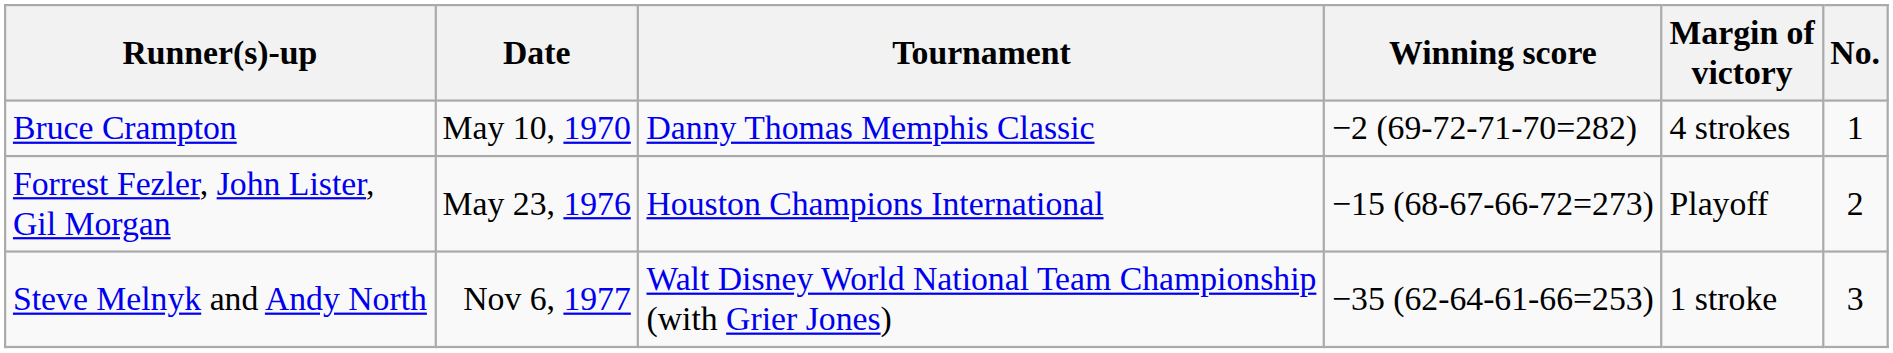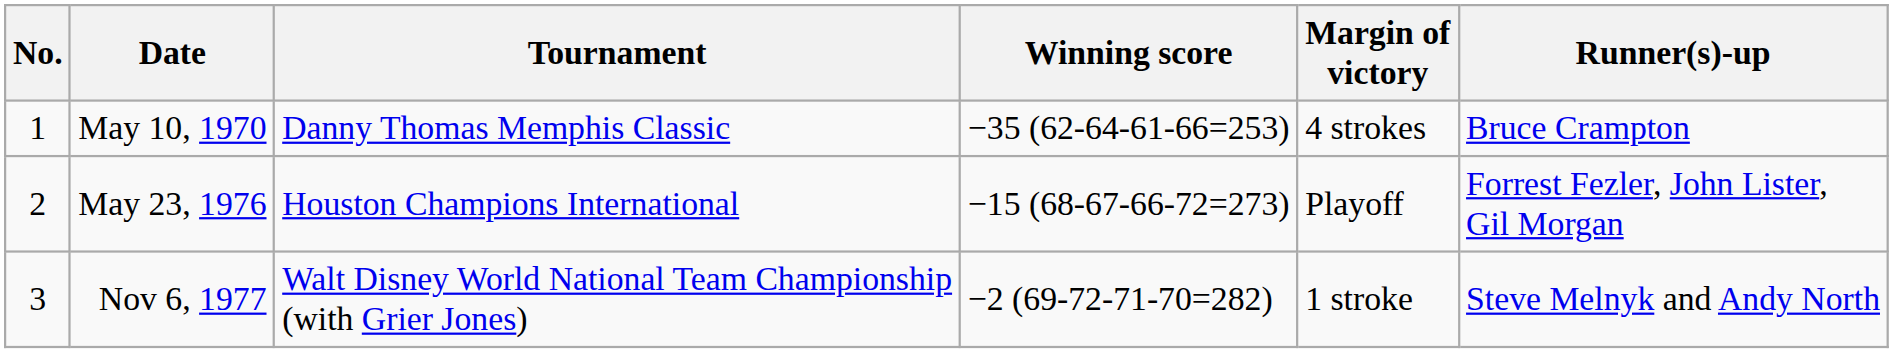columns swapped: (1855, 52) <-> (220, 52)
(1485, 128) −2 (69-72-71-70=282) -> (1129, 128) −35 (62-64-61-66=253)
(1493, 299) −35 (62-64-61-66=253) -> (1120, 299) −2 (69-72-71-70=282)
